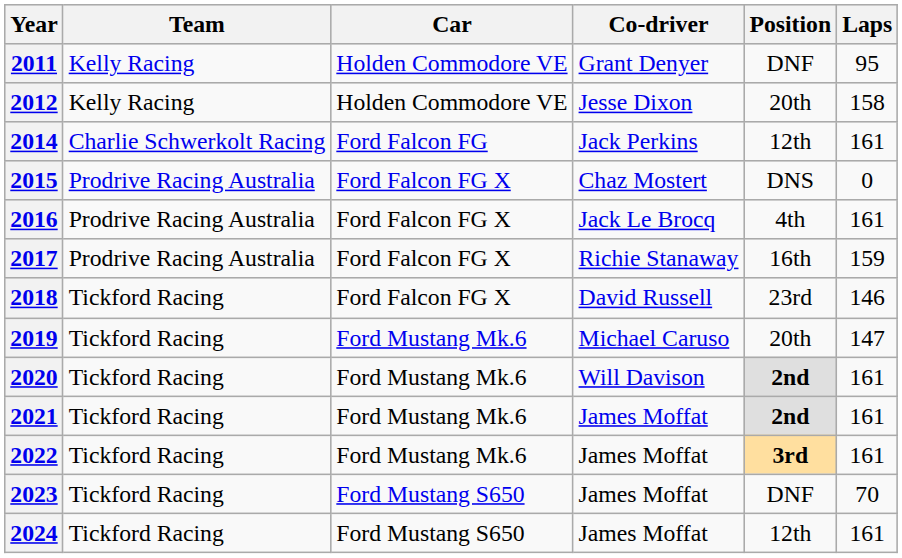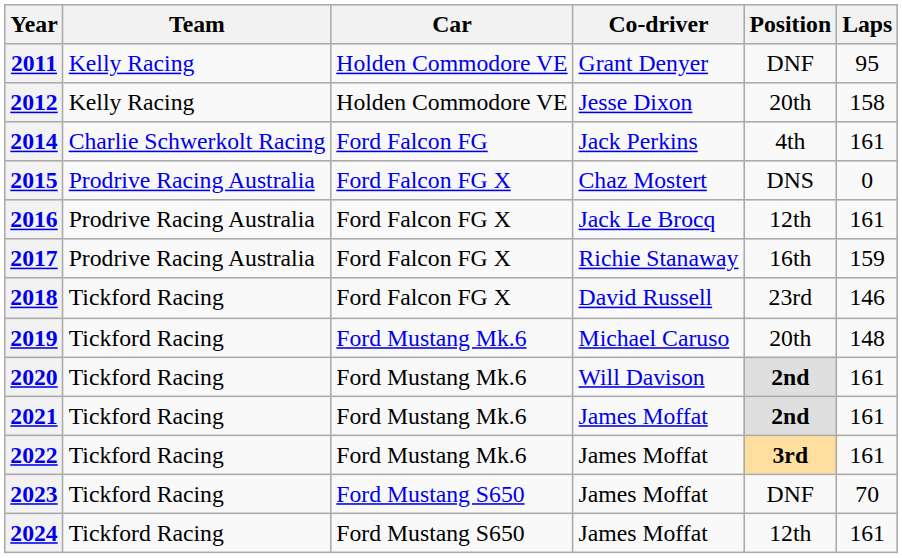(790, 141) 12th -> (790, 141) 4th
(790, 219) 4th -> (790, 219) 12th
(867, 337) 147 -> (867, 337) 148
